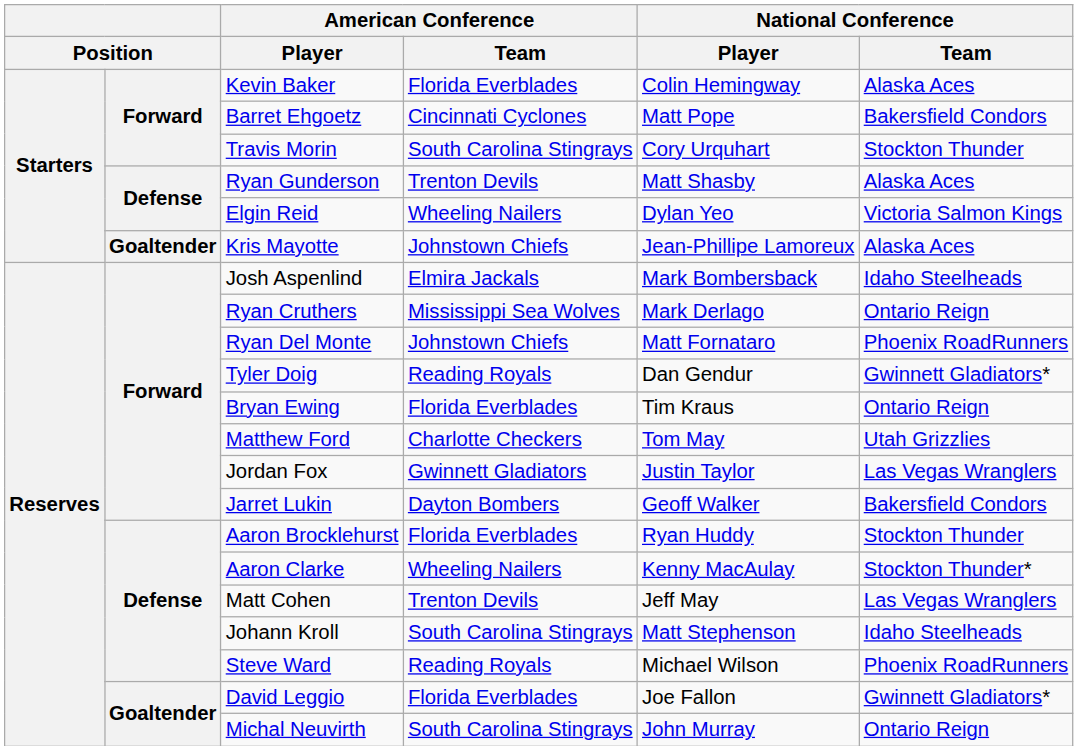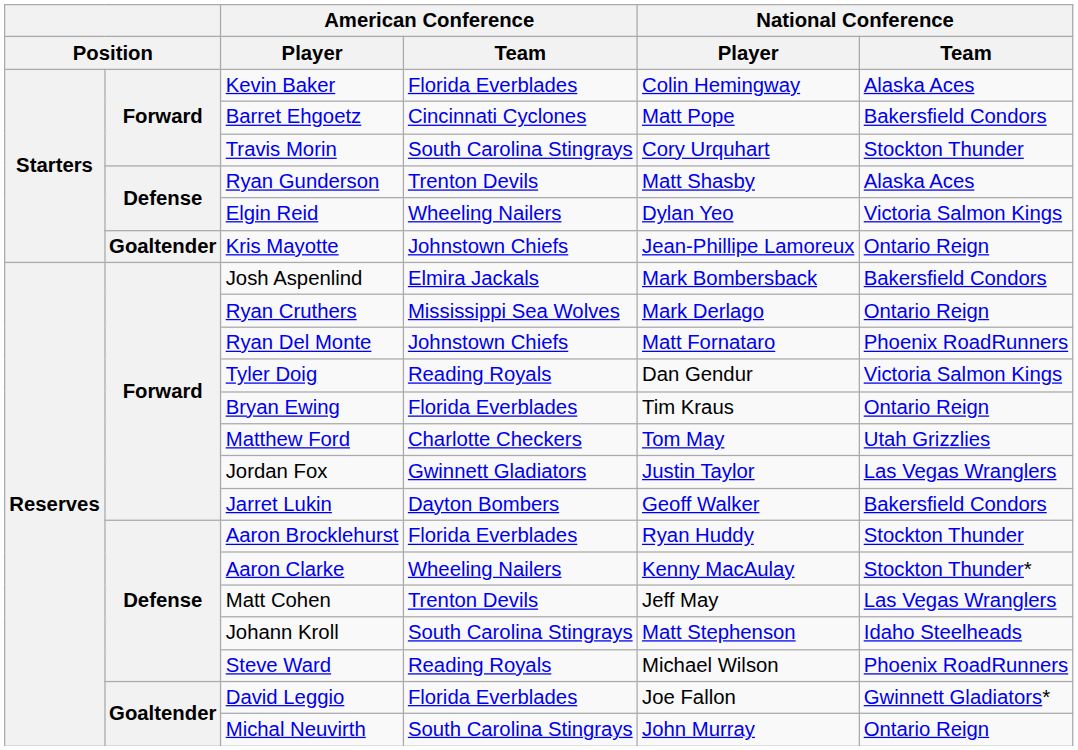(919, 246) Alaska Aces -> (926, 246) Ontario Reign
(943, 278) Idaho Steelheads -> (955, 278) Bakersfield Condors
(957, 375) Gwinnett Gladiators* -> (963, 375) Victoria Salmon Kings
